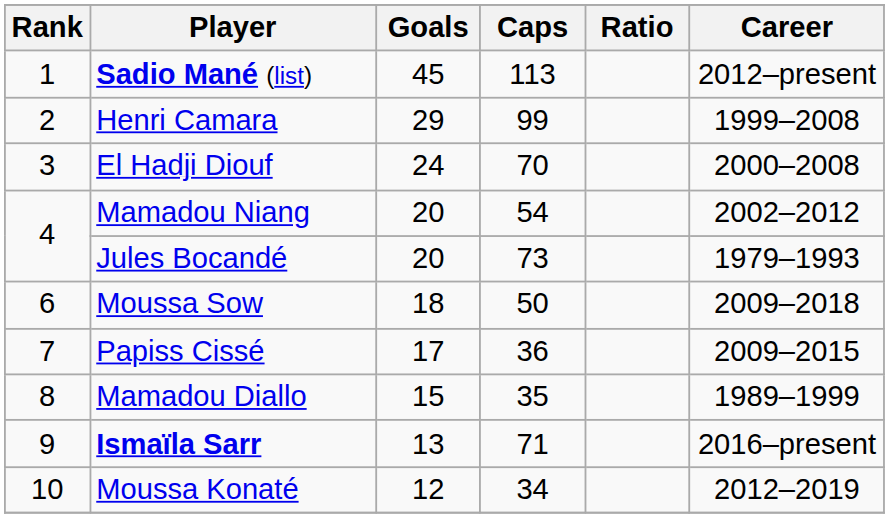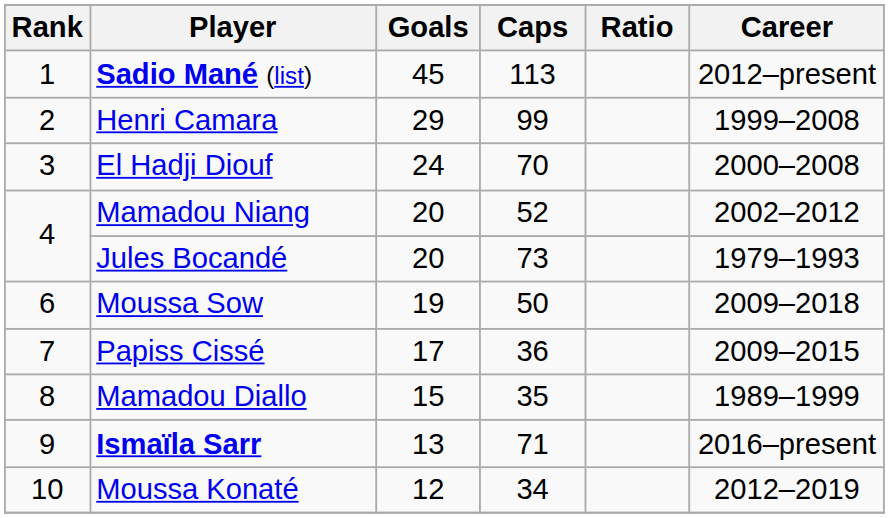(533, 212) 54 -> (533, 212) 52
(428, 304) 18 -> (428, 304) 19
